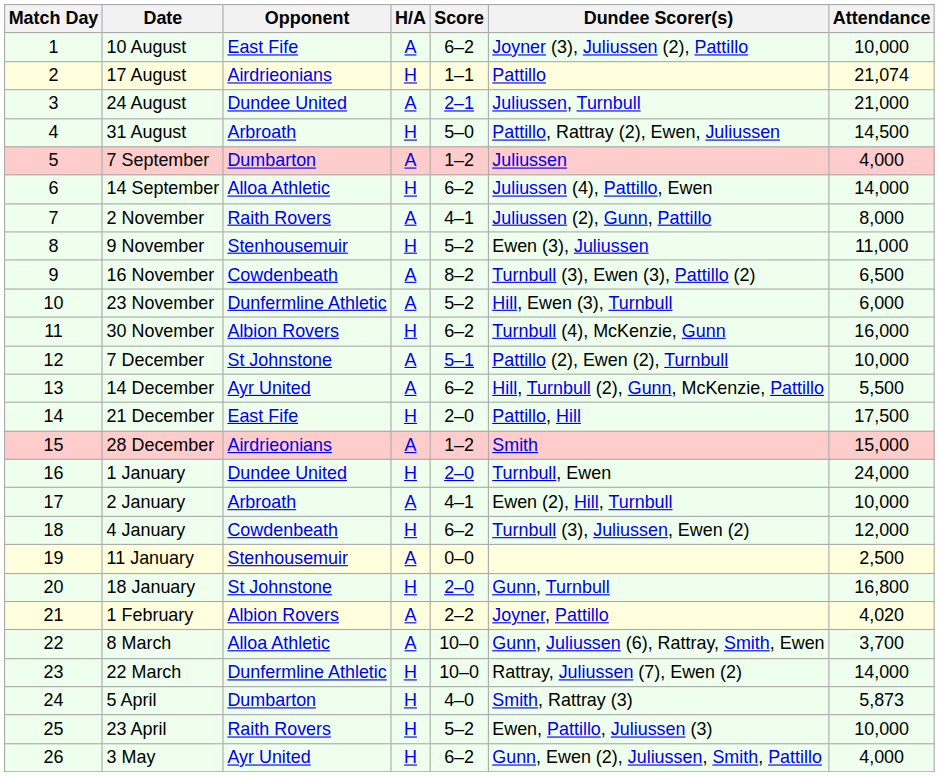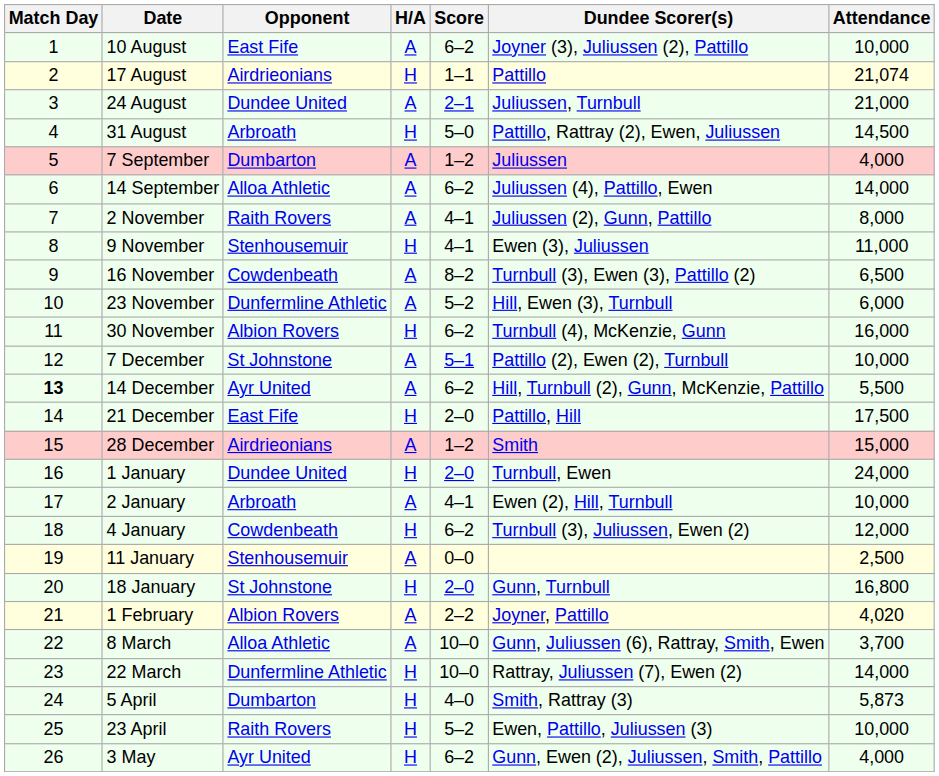(410, 189) H -> (410, 189) A
(459, 246) 5–2 -> (459, 246) 4–1
(53, 388) normal -> (53, 388) bold
